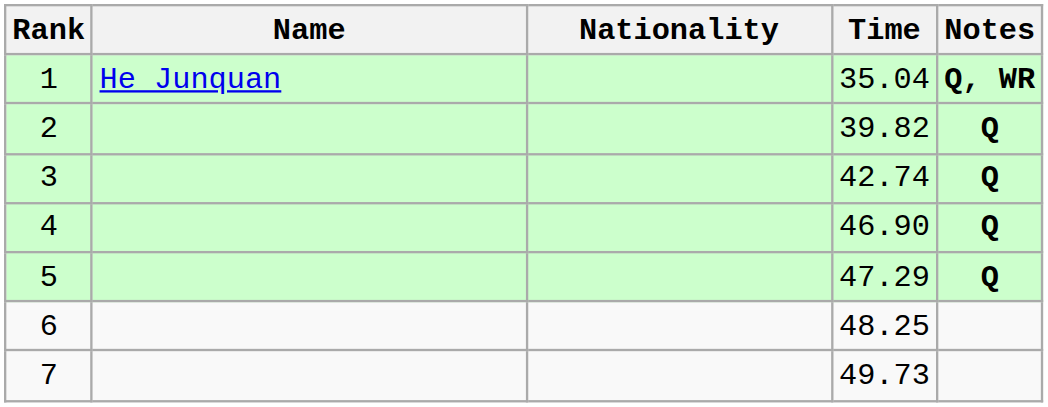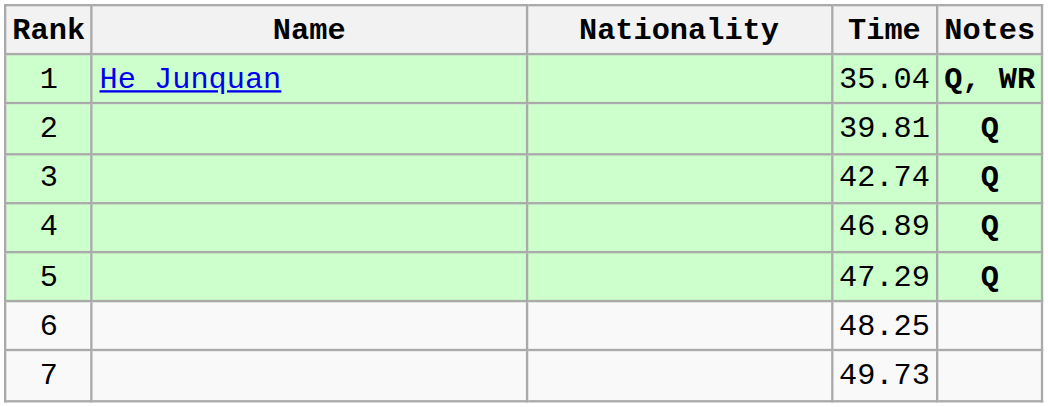(884, 129) 39.82 -> (884, 129) 39.81
(884, 227) 46.90 -> (884, 227) 46.89
